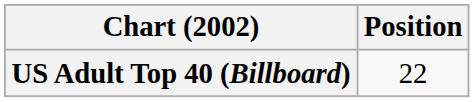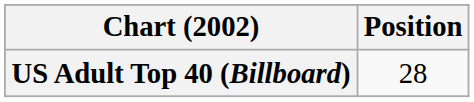(413, 72) 22 -> (413, 72) 28
